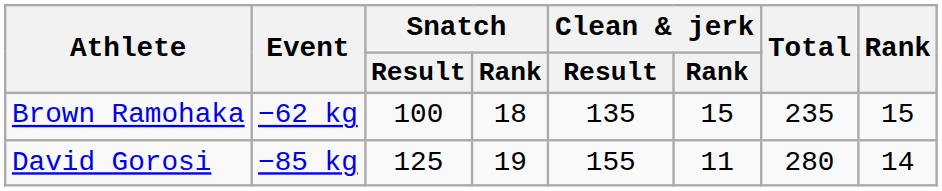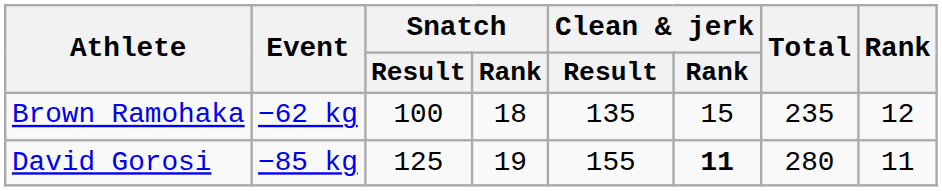(898, 116) 15 -> (898, 116) 12
(717, 163) normal -> (717, 163) bold
(898, 163) 14 -> (898, 163) 11
